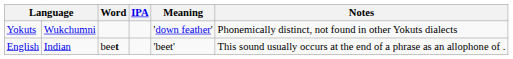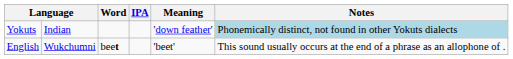(70, 29) Wukchumni -> (57, 29) Indian
(337, 29) no background -> (337, 29) lightblue background
(57, 46) Indian -> (70, 46) Wukchumni
